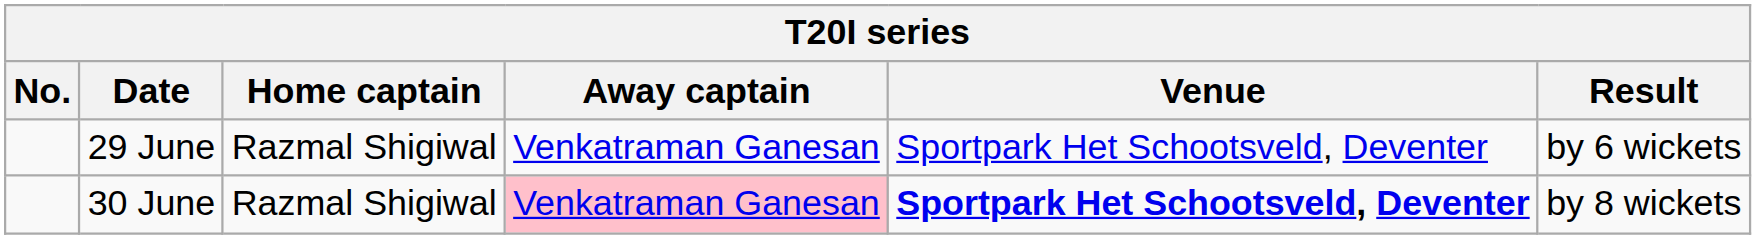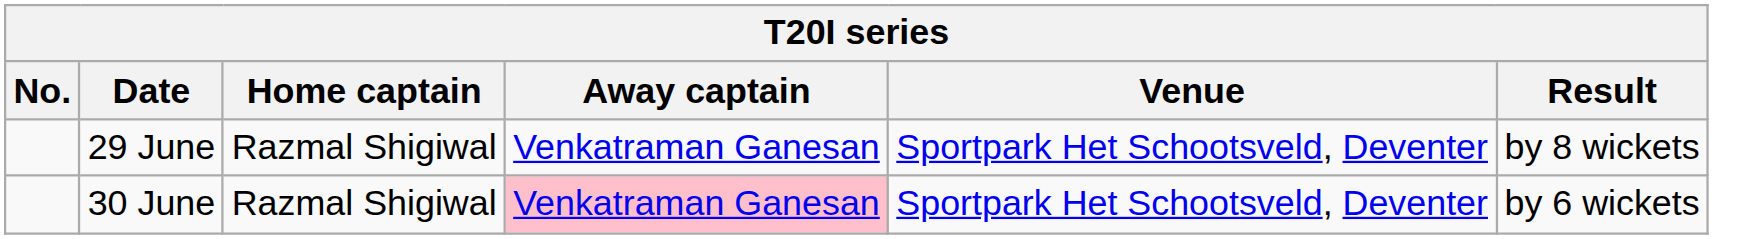(1644, 146) by 6 wickets -> (1602, 146) by 8 wickets
(1213, 203) bold -> (1192, 203) normal
(1644, 203) by 8 wickets -> (1602, 203) by 6 wickets
